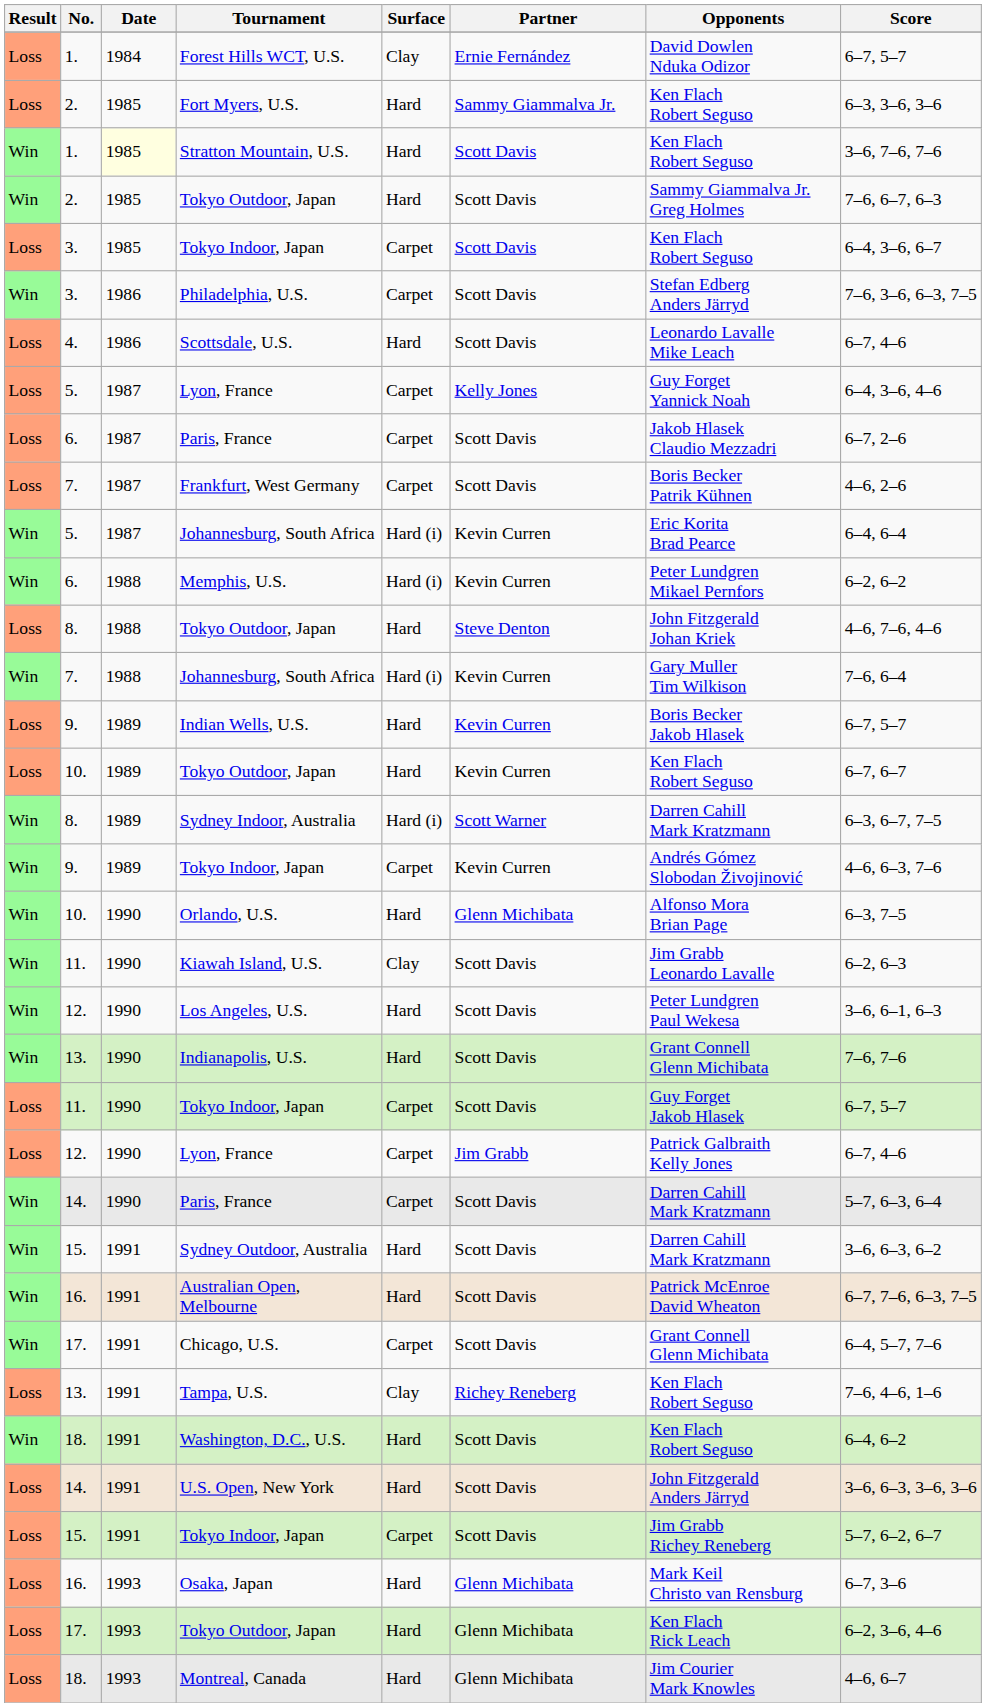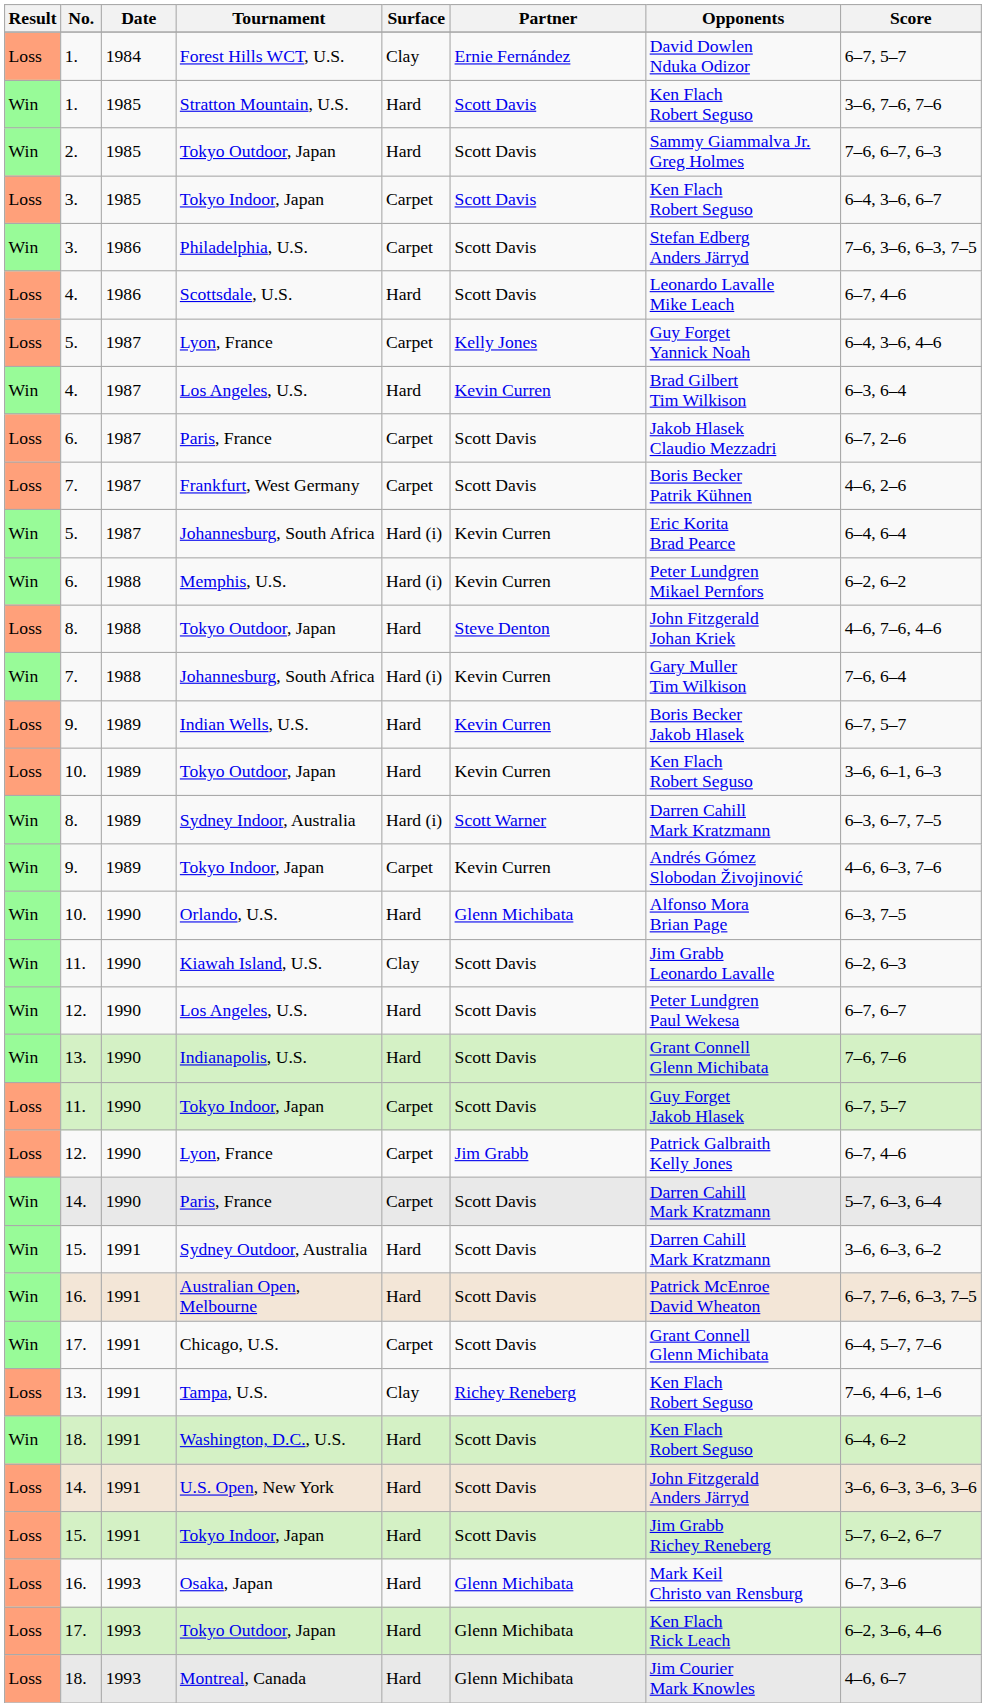- row: (71, 103)
(123, 151) lightyellow background -> (123, 103) no background
+ row: (71, 390)
(876, 771) 6–7, 6–7 -> (893, 771) 3–6, 6–1, 6–3
(893, 1010) 3–6, 6–1, 6–3 -> (876, 1010) 6–7, 6–7
(409, 1535) Carpet -> (404, 1535) Hard
